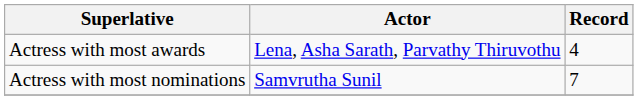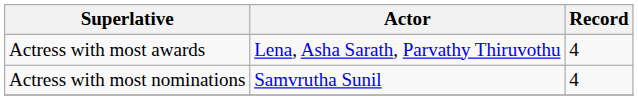(574, 79) 7 -> (574, 79) 4
